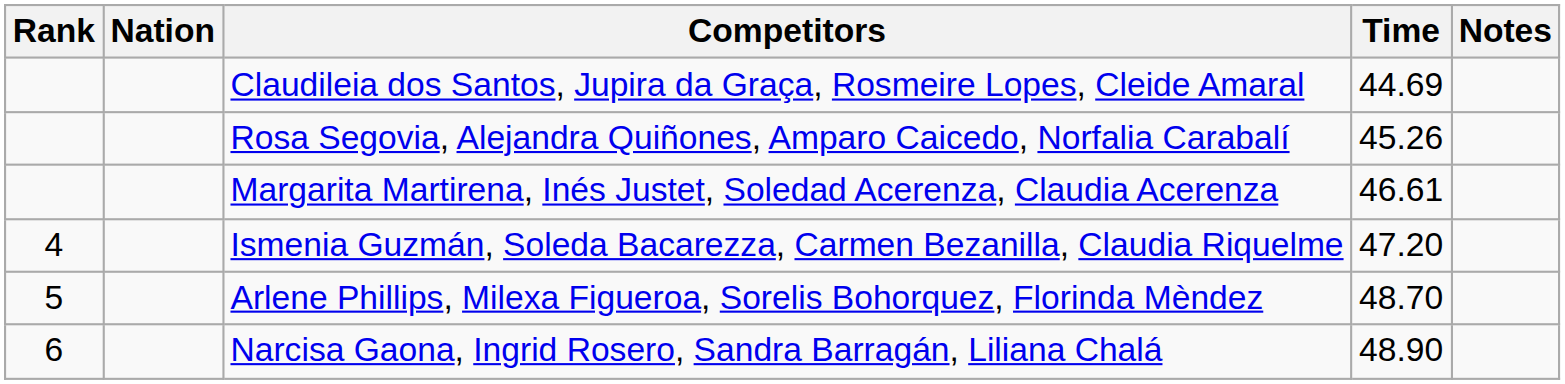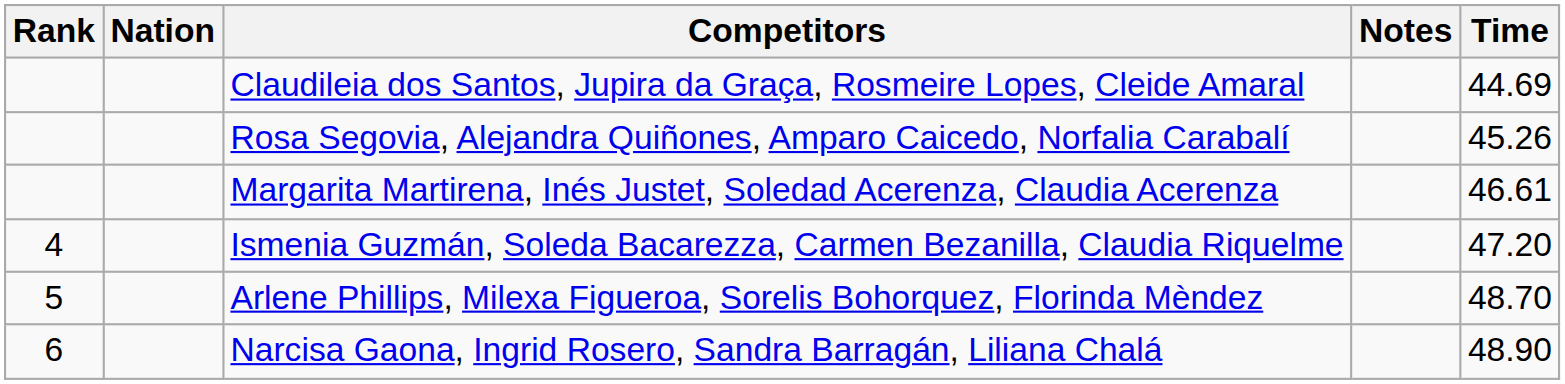columns swapped: (1401, 31) <-> (1505, 31)
